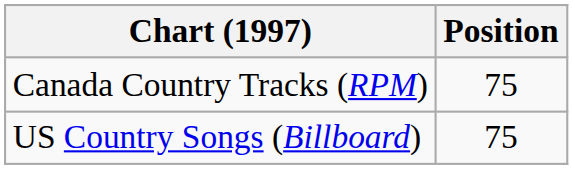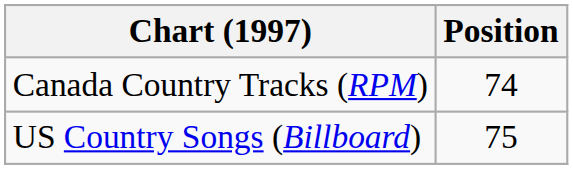(501, 84) 75 -> (501, 84) 74
